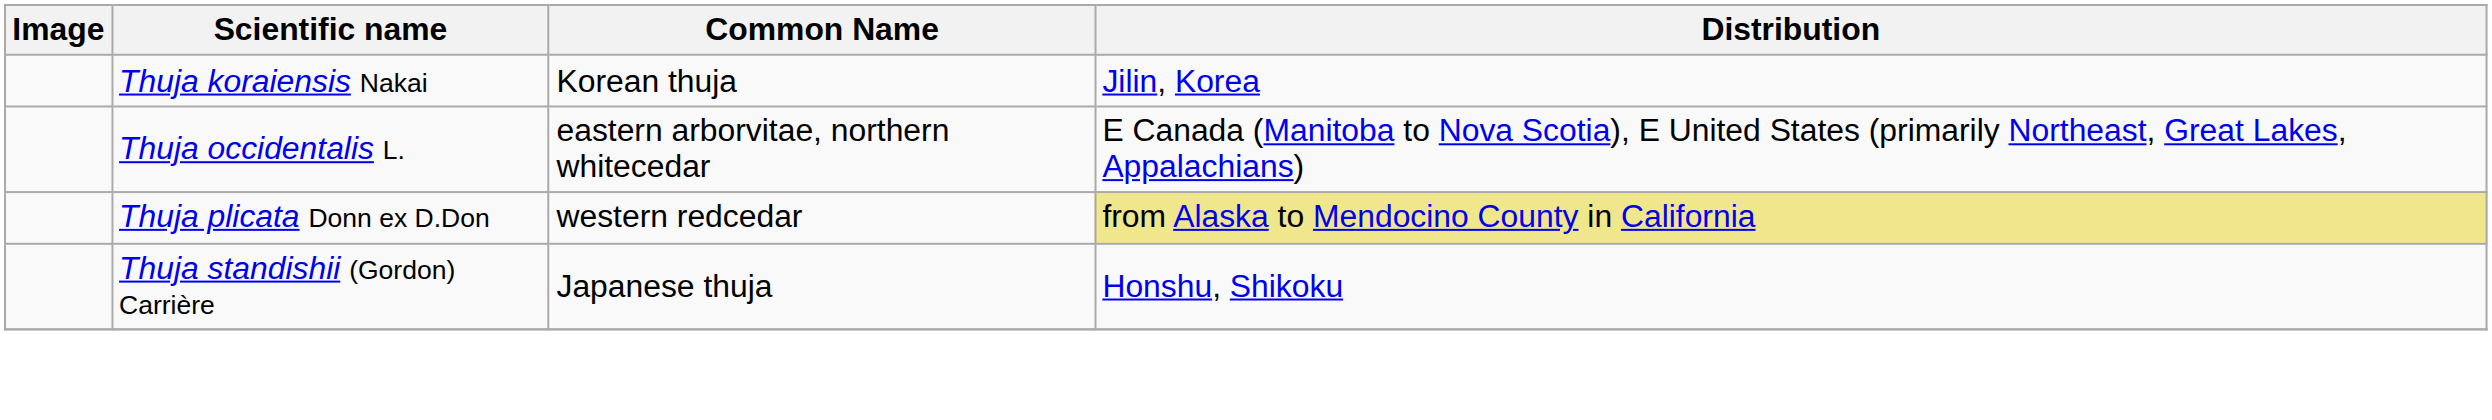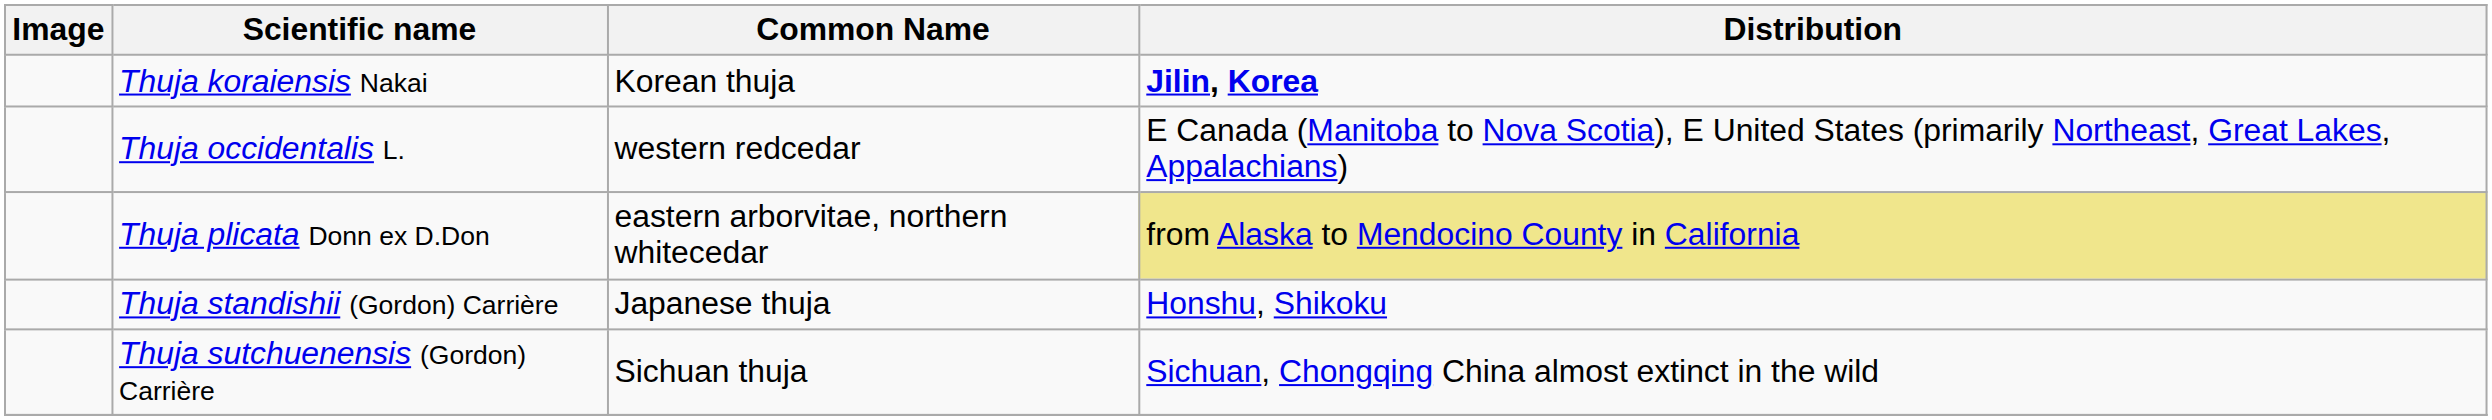(1181, 80) normal -> (1232, 80) bold
(753, 148) eastern arborvitae, northern whitecedar -> (738, 148) western redcedar
(679, 217) western redcedar -> (811, 234) eastern arborvitae, northern whitecedar
+ row: (323, 371)
